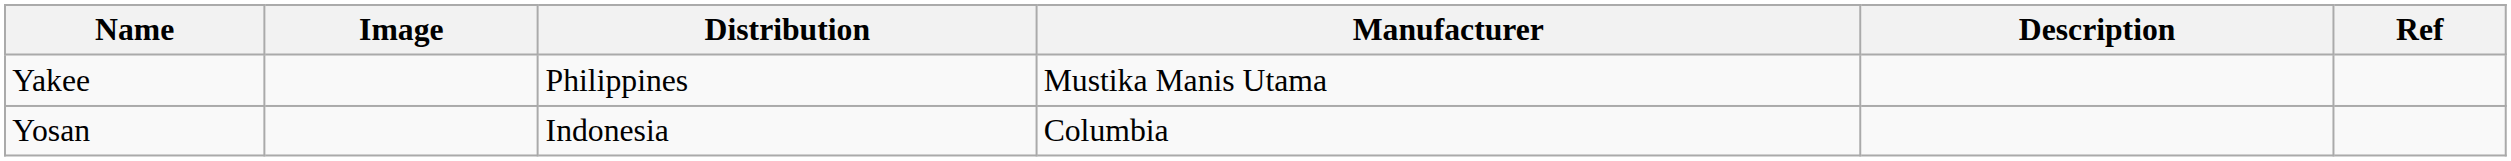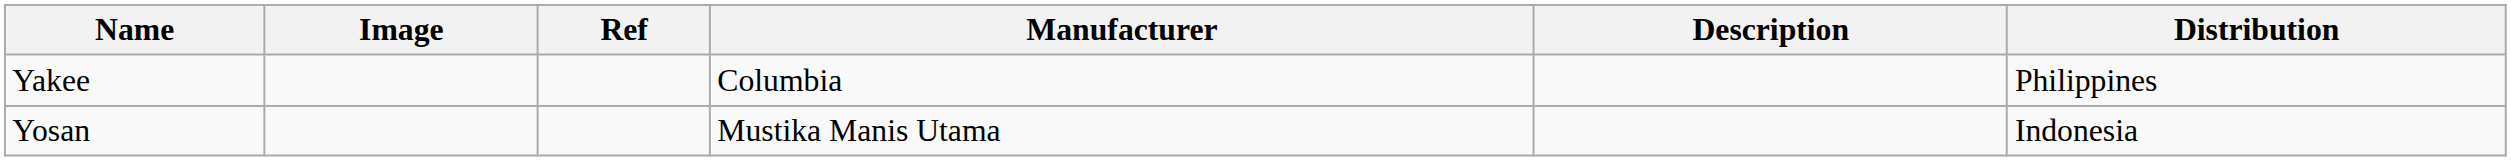columns swapped: (787, 29) <-> (2420, 29)
(1185, 79) Mustika Manis Utama -> (780, 79) Columbia
(1106, 130) Columbia -> (859, 130) Mustika Manis Utama
